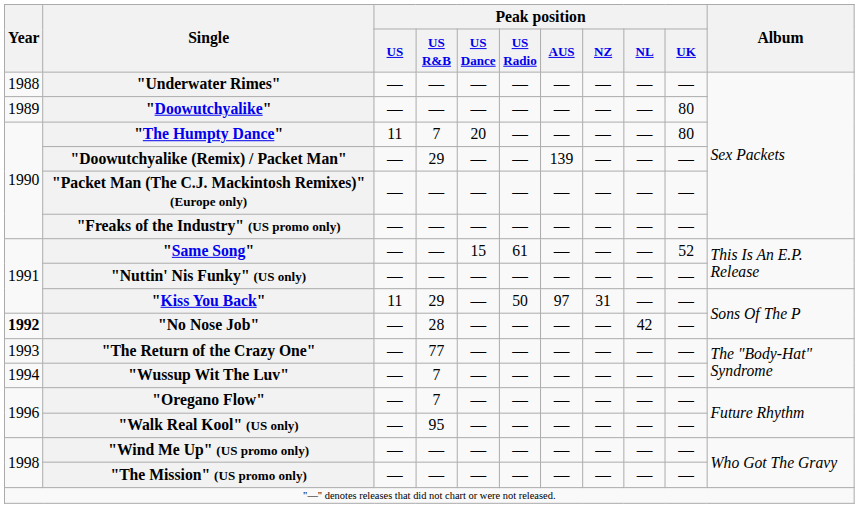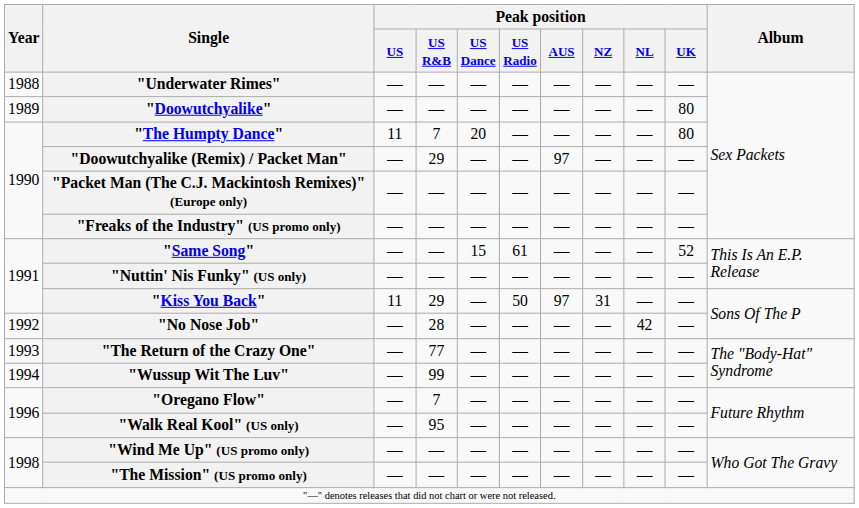(562, 158) 139 -> (562, 158) 97
(24, 325) bold -> (24, 325) normal
(436, 375) 7 -> (436, 375) 99
